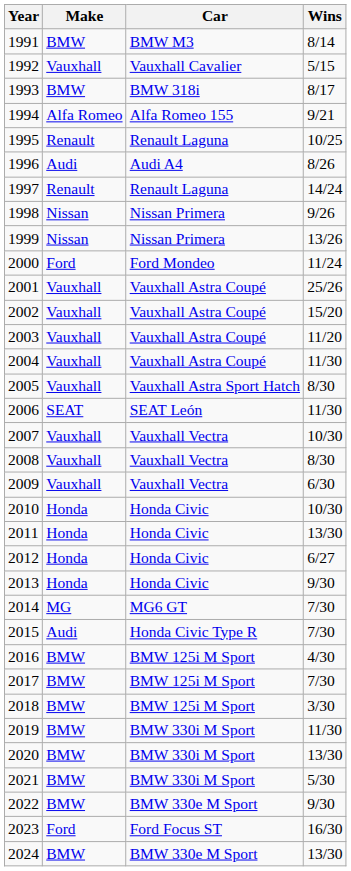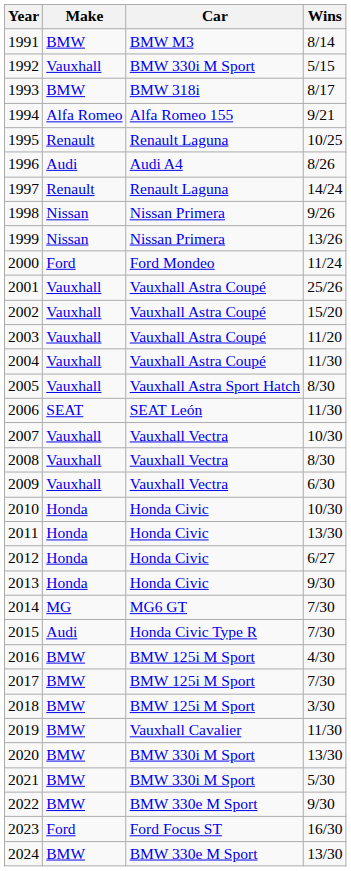(186, 66) Vauxhall Cavalier -> (192, 66) BMW 330i M Sport
(192, 730) BMW 330i M Sport -> (186, 730) Vauxhall Cavalier
